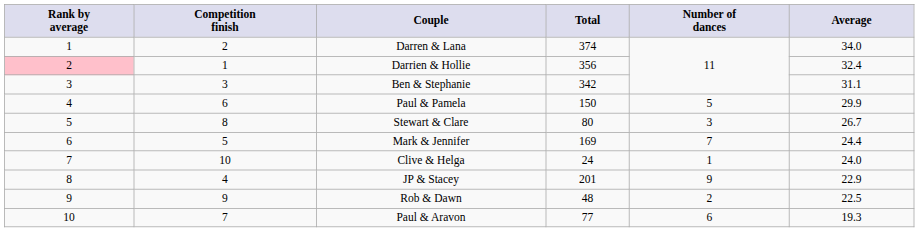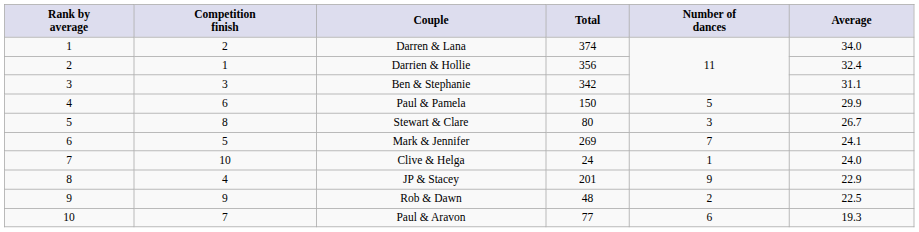(69, 65) pink background -> (69, 65) no background
(588, 141) 169 -> (588, 141) 269
(852, 141) 24.4 -> (852, 141) 24.1
